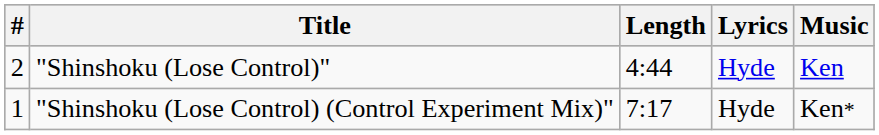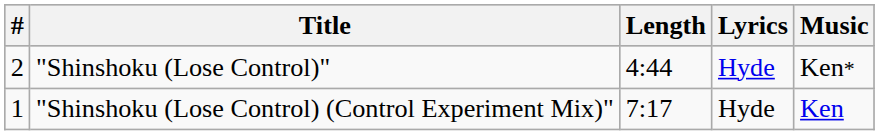(822, 66) Ken -> (827, 66) Ken*
(827, 108) Ken* -> (822, 108) Ken
